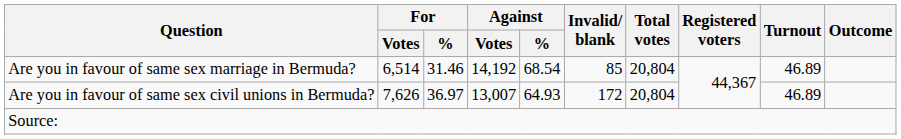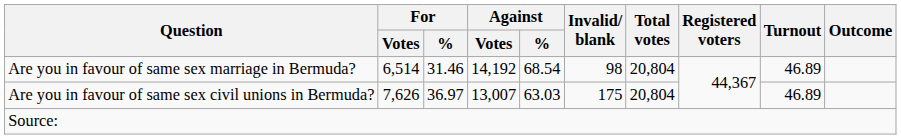(614, 69) 85 -> (614, 69) 98
(542, 95) 64.93 -> (542, 95) 63.03
(610, 95) 172 -> (610, 95) 175
